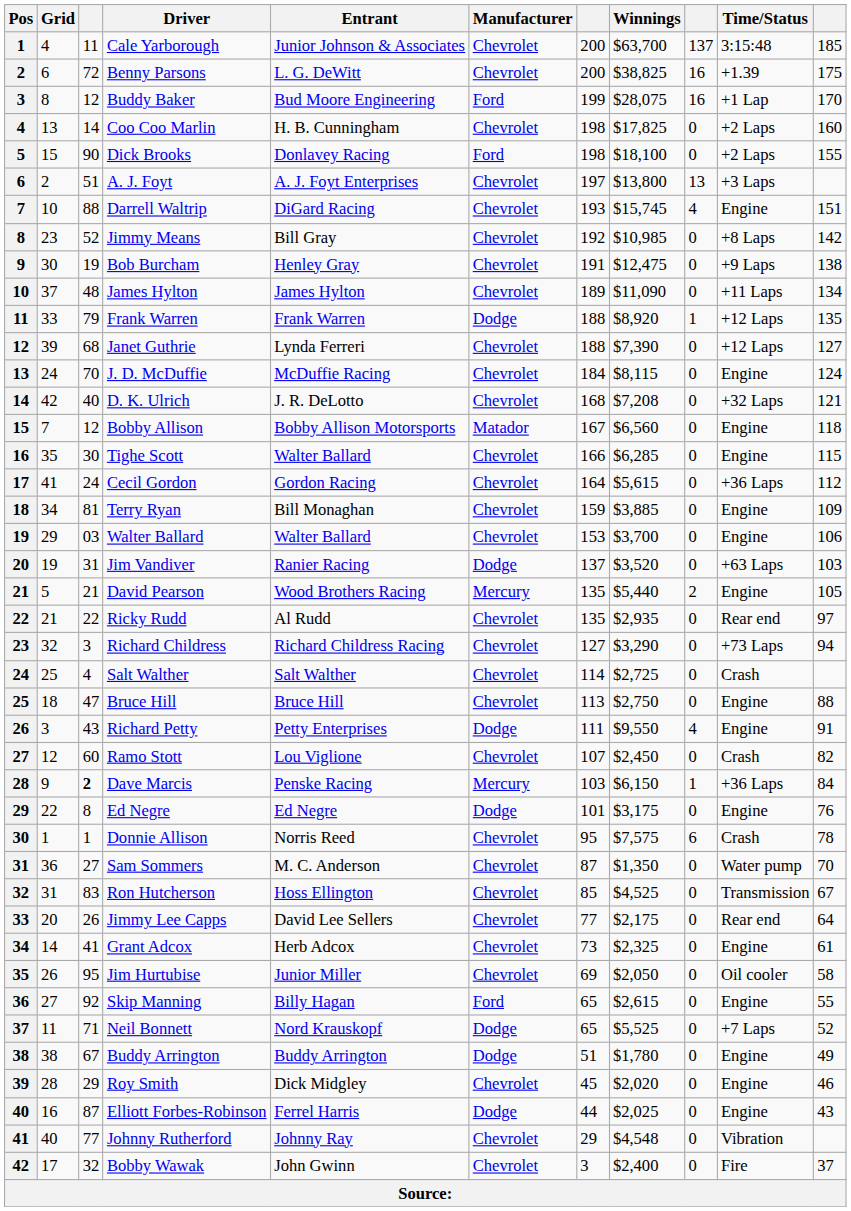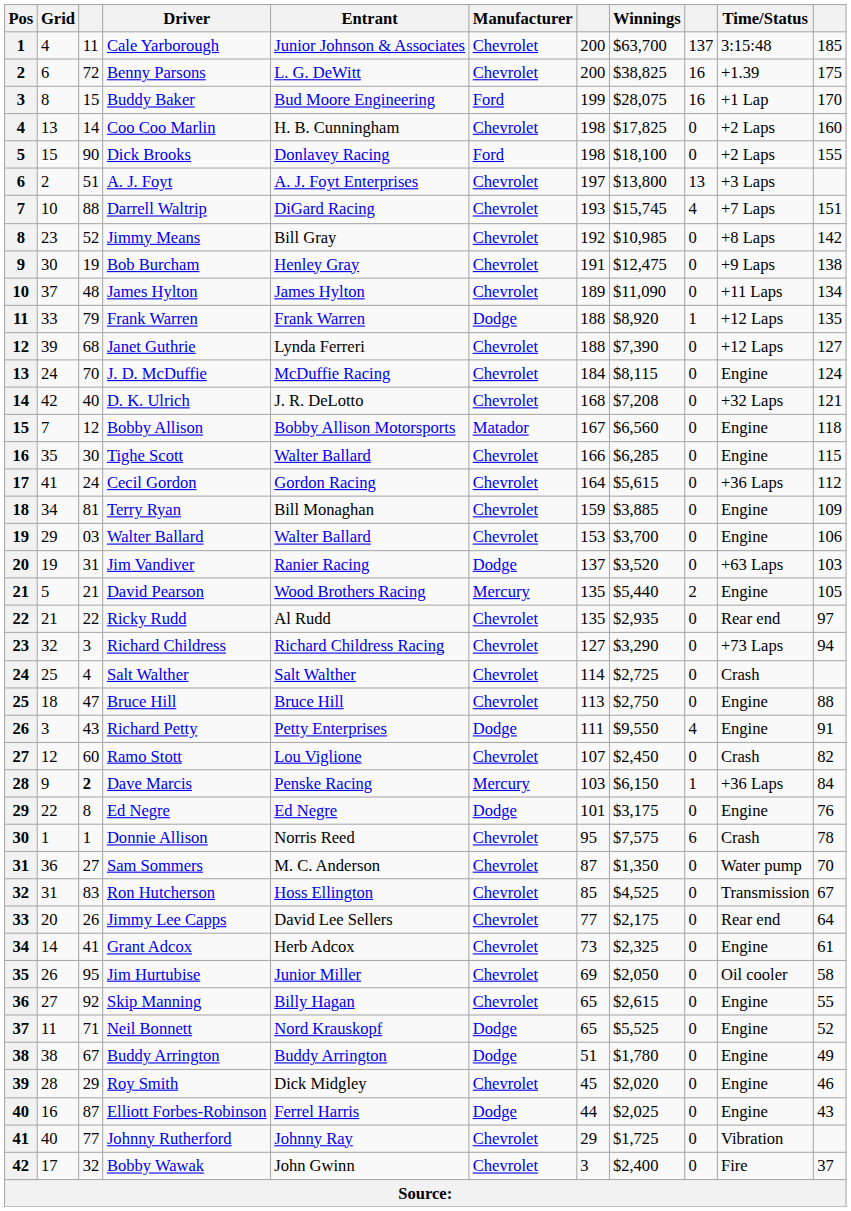(91, 100) 12 -> (91, 100) 15
(744, 209) Engine -> (748, 209) +7 Laps
(488, 1001) Ford -> (505, 1001) Chevrolet
(748, 1029) +7 Laps -> (744, 1029) Engine
(636, 1138) $4,548 -> (636, 1138) $1,725
